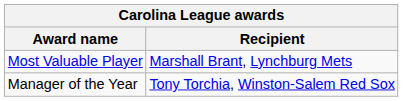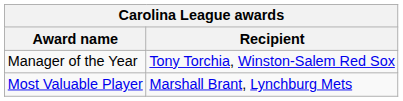rows swapped: (75, 61) <-> (73, 84)
